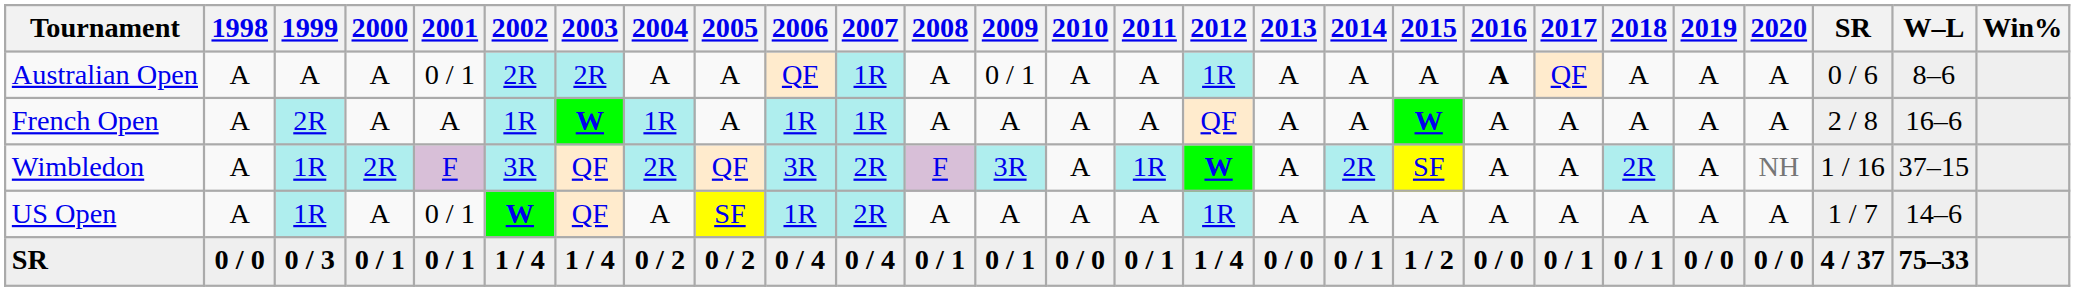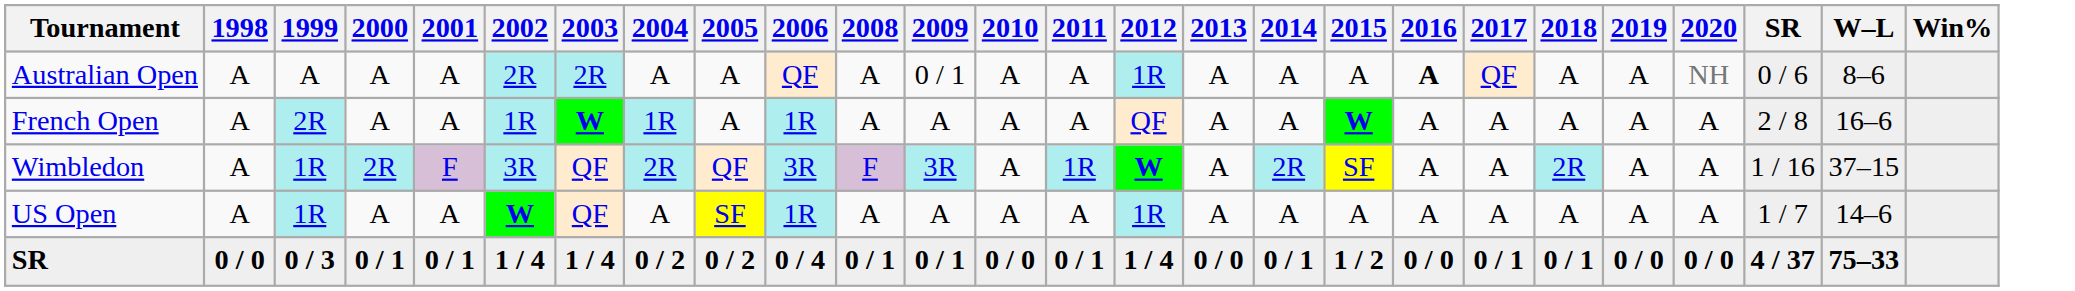- column: (870, 27)
(450, 74) 0 / 1 -> (450, 74) A
(1779, 74) A -> (1709, 74) NH
(1779, 167) NH -> (1709, 167) A
(450, 214) 0 / 1 -> (450, 214) A
